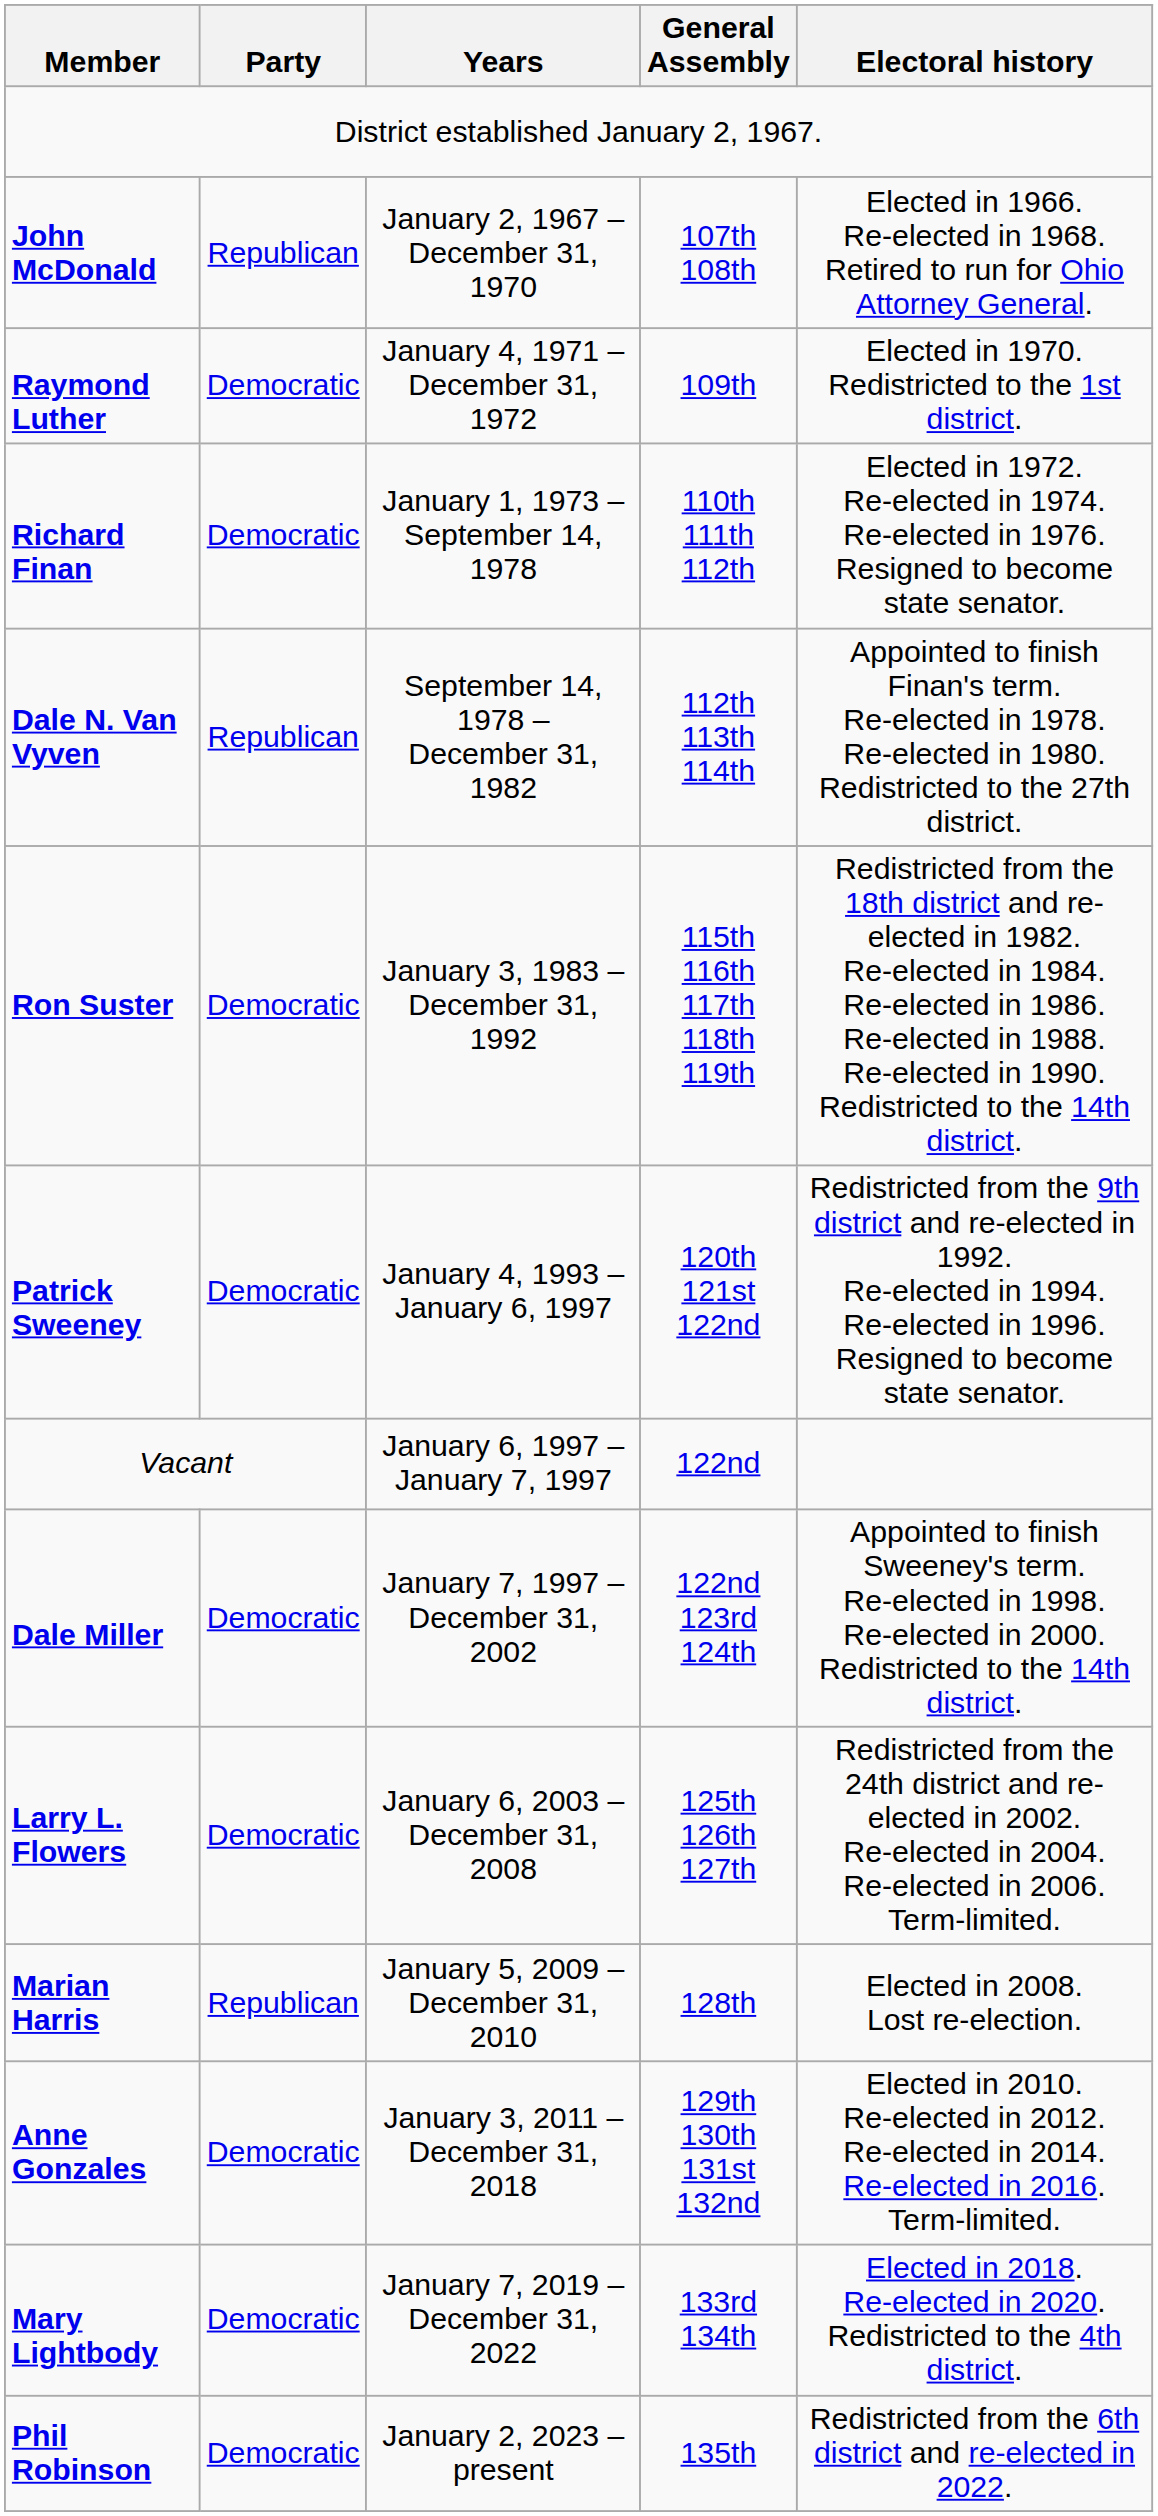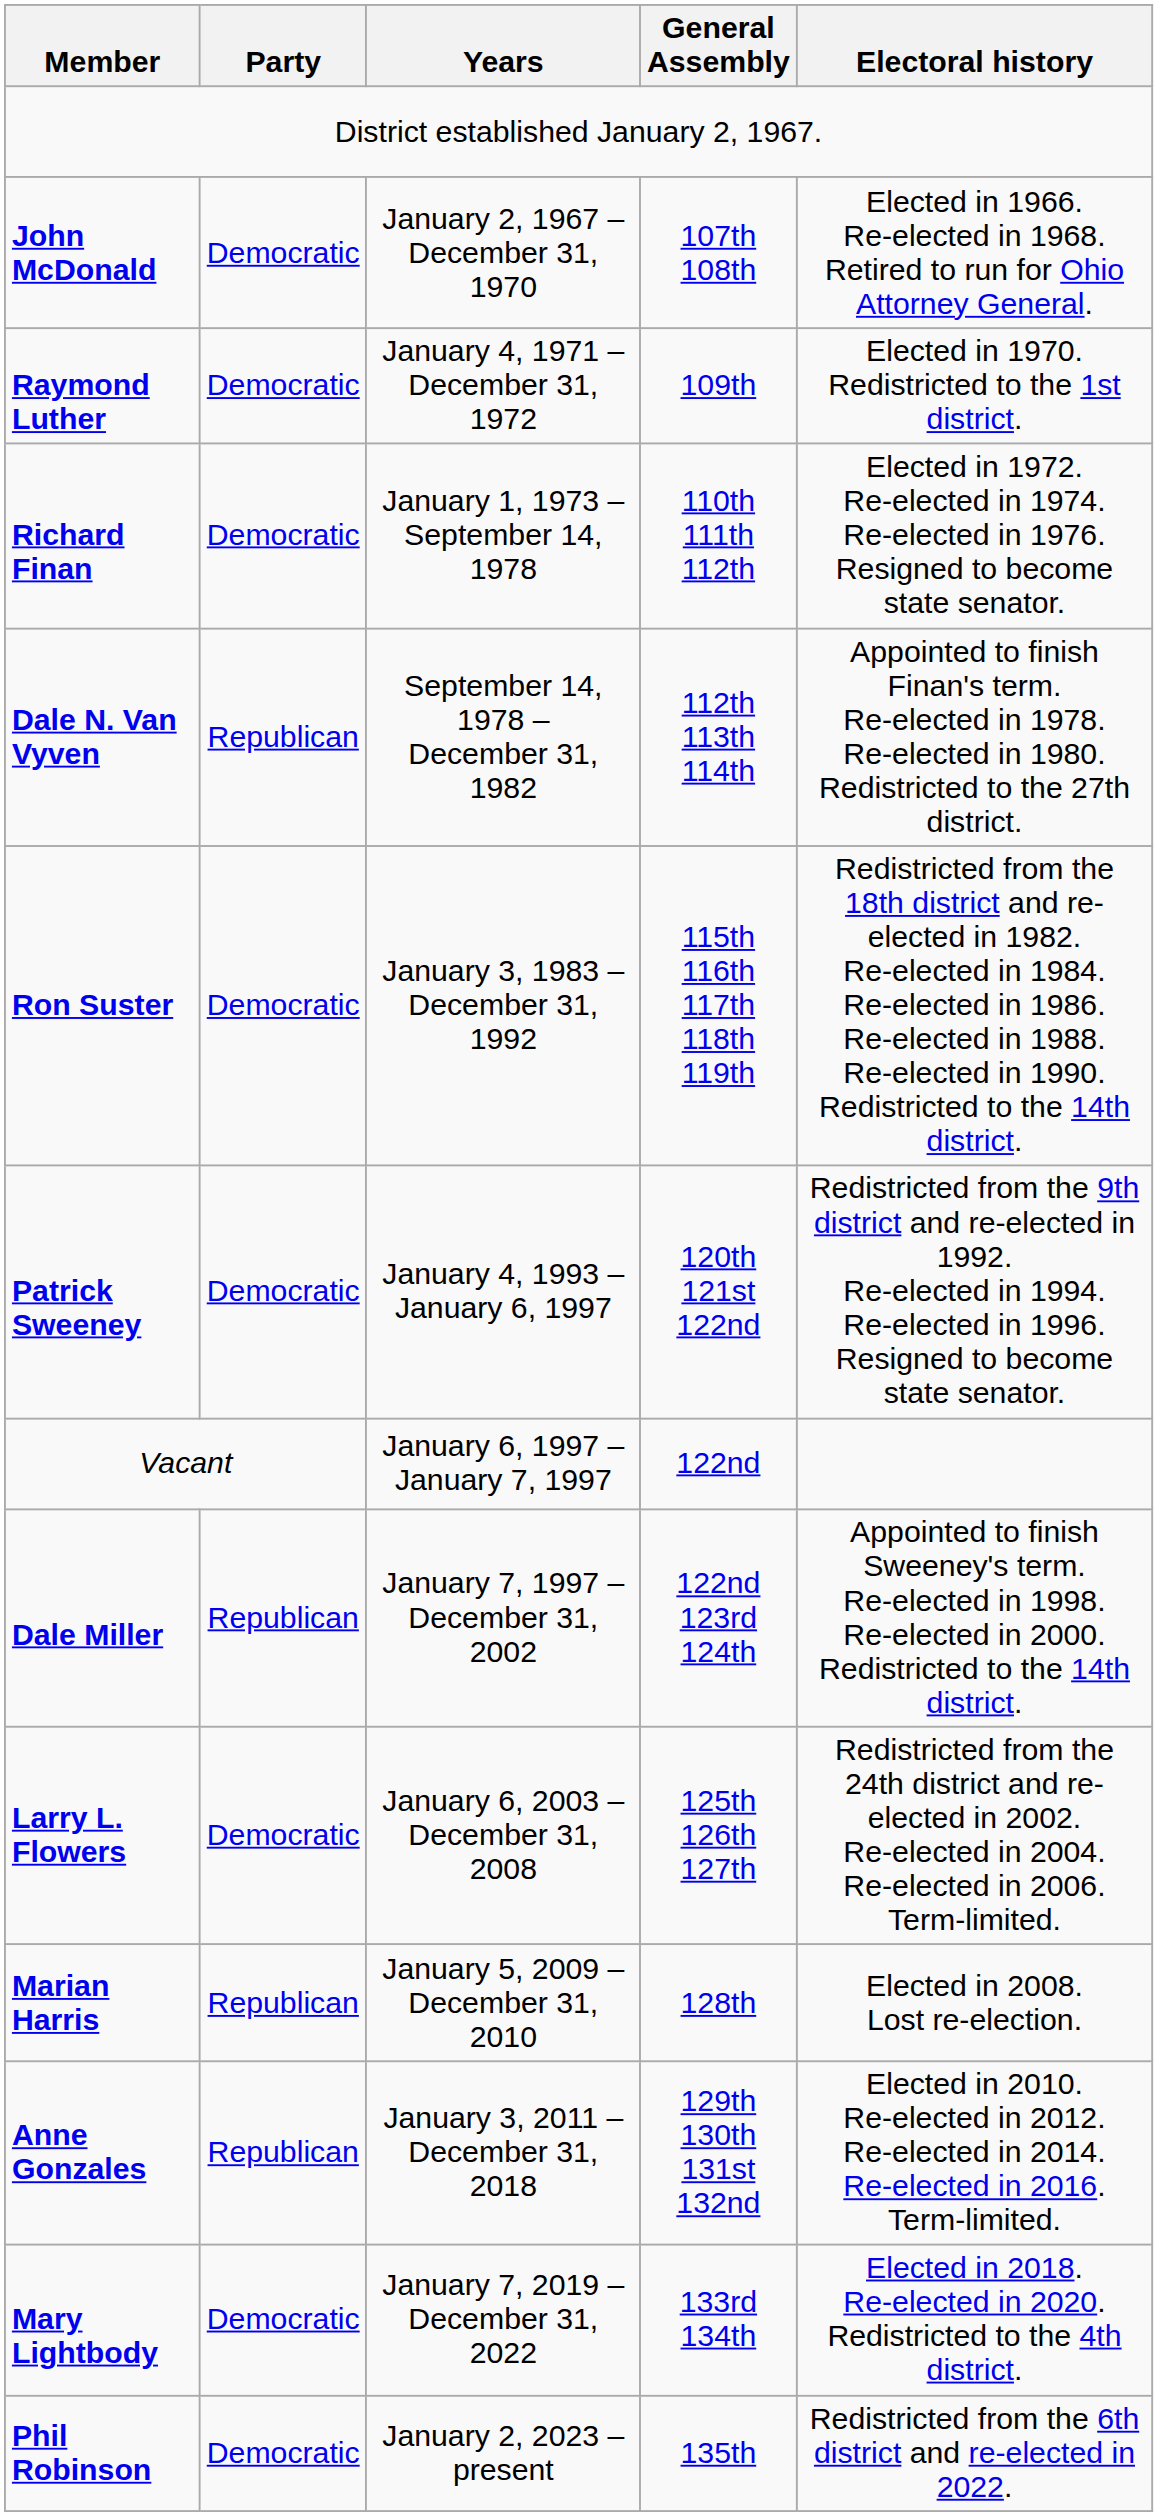(283, 252) Republican -> (283, 252) Democratic
(283, 1617) Democratic -> (283, 1617) Republican
(283, 2152) Democratic -> (283, 2152) Republican
